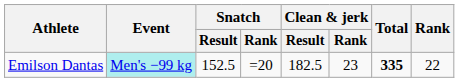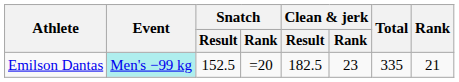(392, 65) bold -> (392, 65) normal
(433, 65) 22 -> (433, 65) 21
